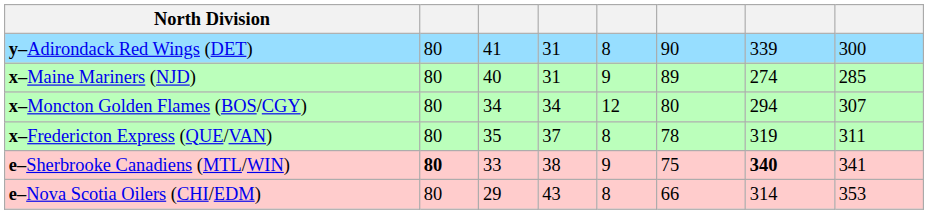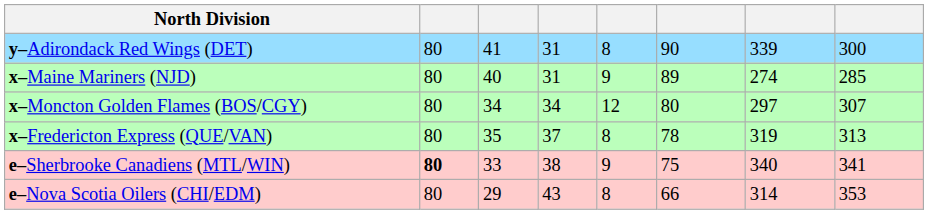(764, 106) 294 -> (764, 106) 297
(852, 135) 311 -> (852, 135) 313
(764, 164) bold -> (764, 164) normal
